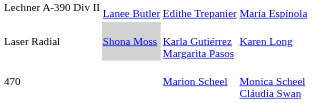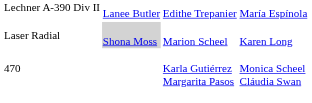(198, 47) Karla Gutiérrez Margarita Pasos -> (195, 41) Marion Scheel
(195, 81) Marion Scheel -> (198, 75) Karla Gutiérrez Margarita Pasos
